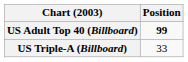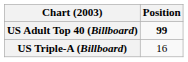(162, 48) 33 -> (162, 48) 16
